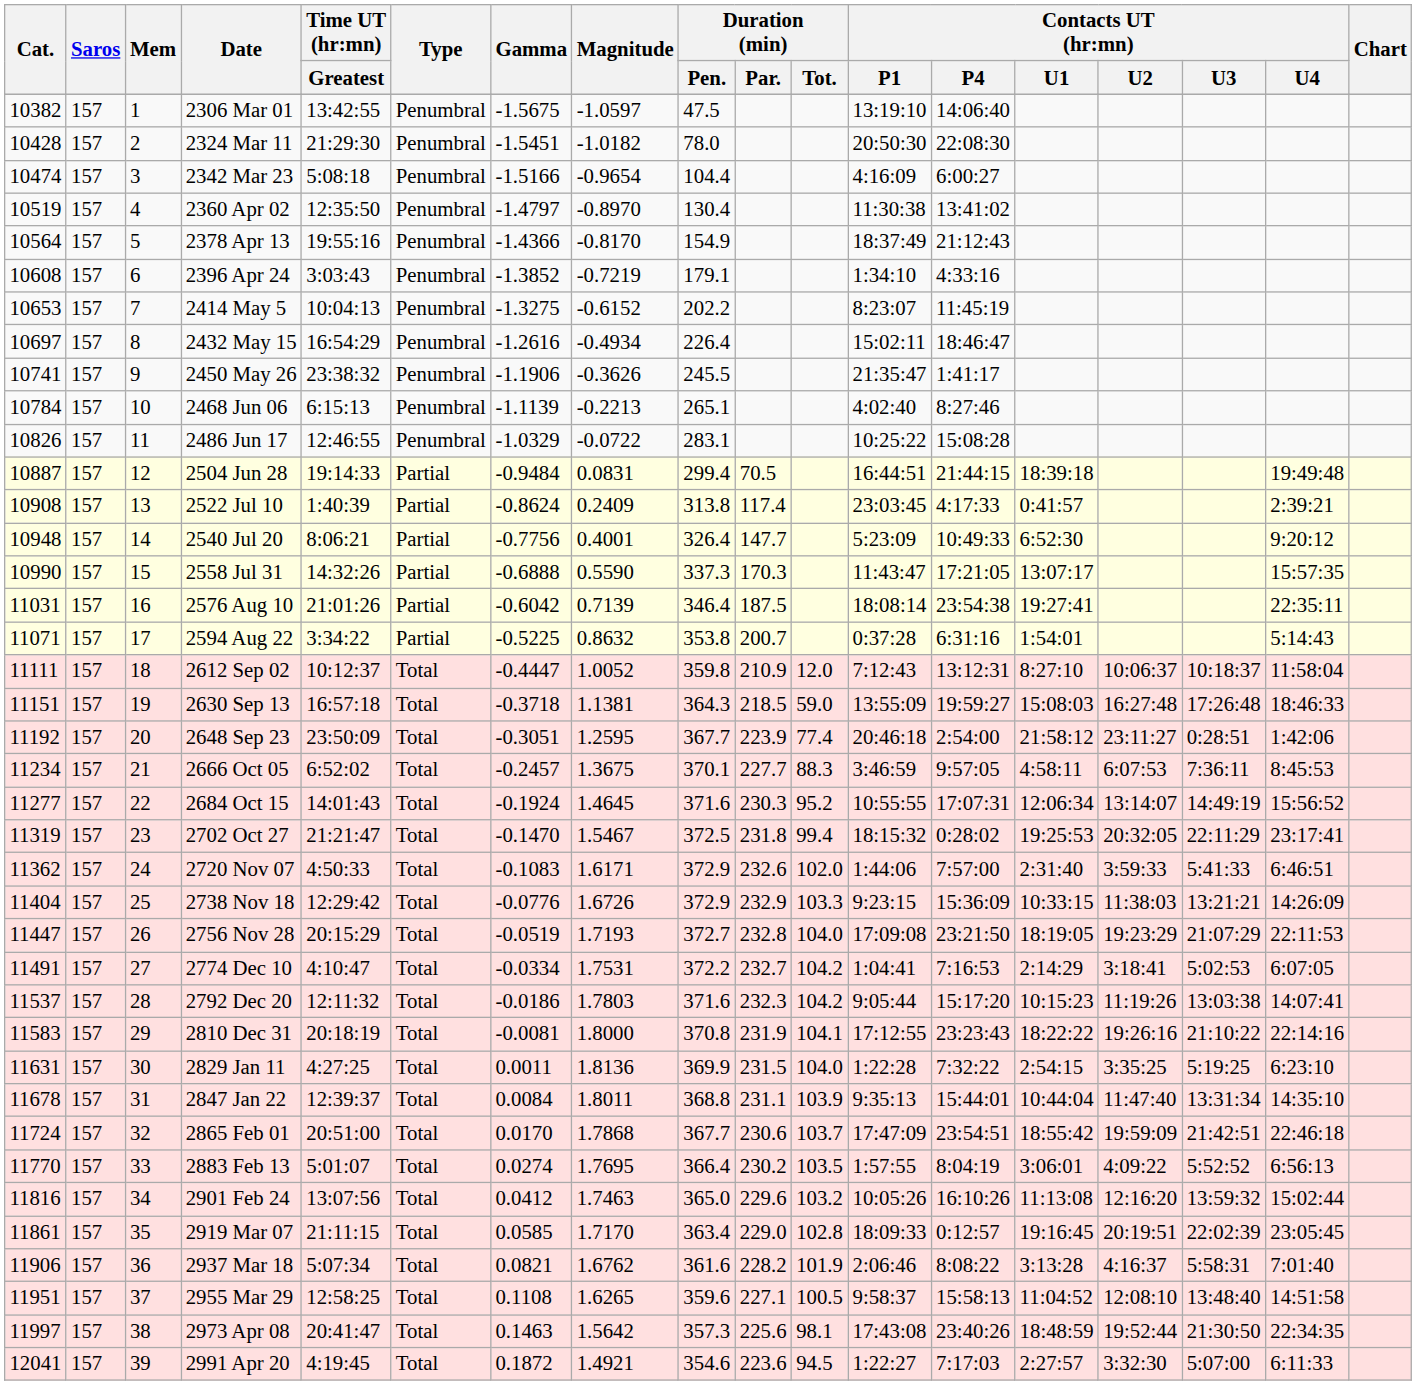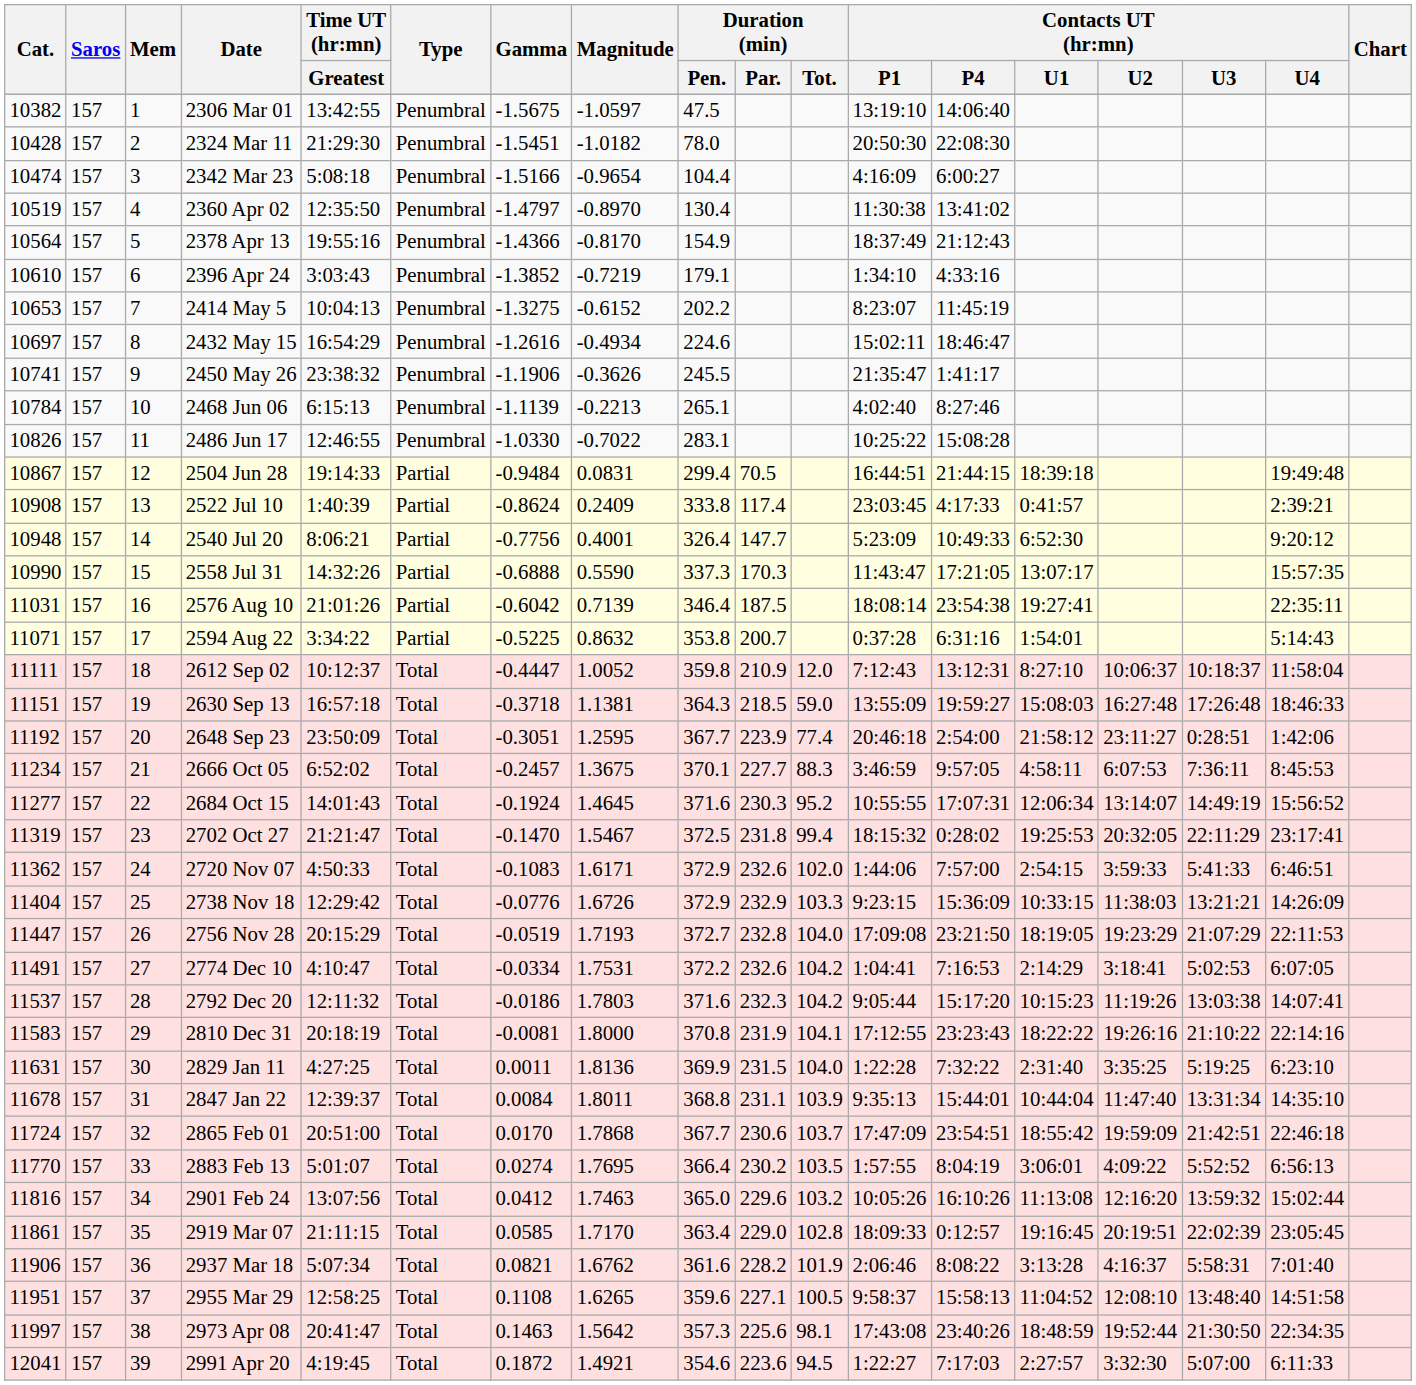(35, 275) 10608 -> (35, 275) 10610
(707, 341) 226.4 -> (707, 341) 224.6
(528, 440) -1.0329 -> (528, 440) -1.0330
(609, 440) -0.0722 -> (609, 440) -0.7022
(35, 473) 10887 -> (35, 473) 10867
(707, 506) 313.8 -> (707, 506) 333.8
(1051, 869) 2:31:40 -> (1051, 869) 2:54:15
(763, 968) 232.7 -> (763, 968) 232.6
(1051, 1067) 2:54:15 -> (1051, 1067) 2:31:40
